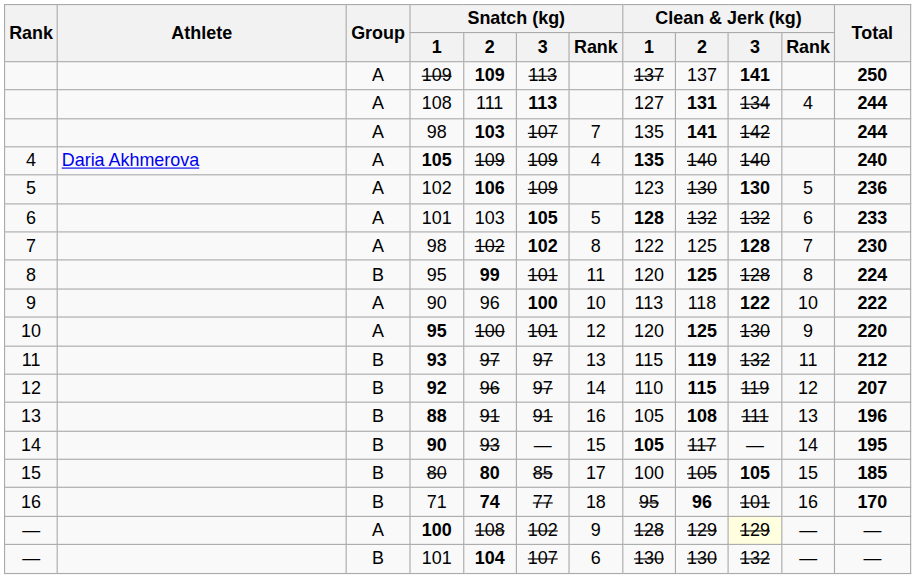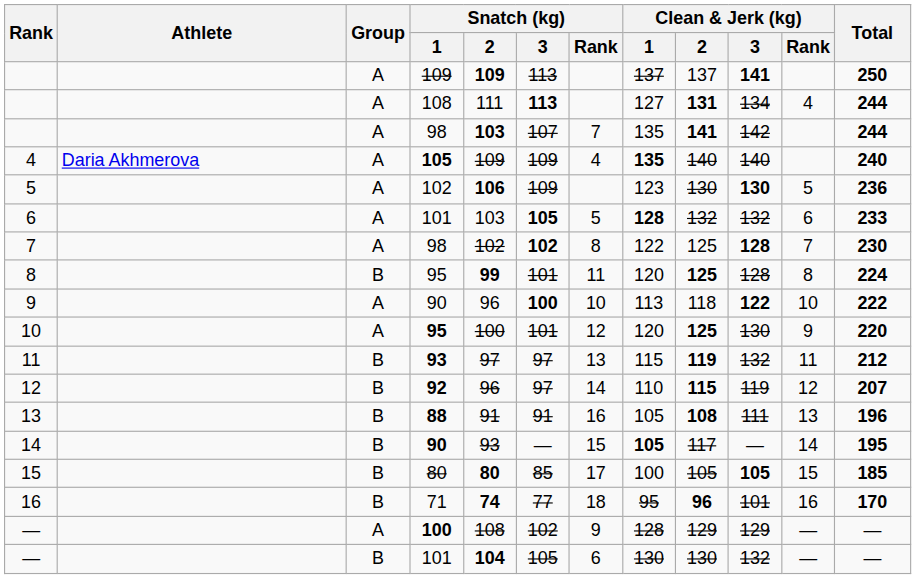(755, 530) lightyellow background -> (755, 530) no background
(543, 558) 107 -> (543, 558) 105
